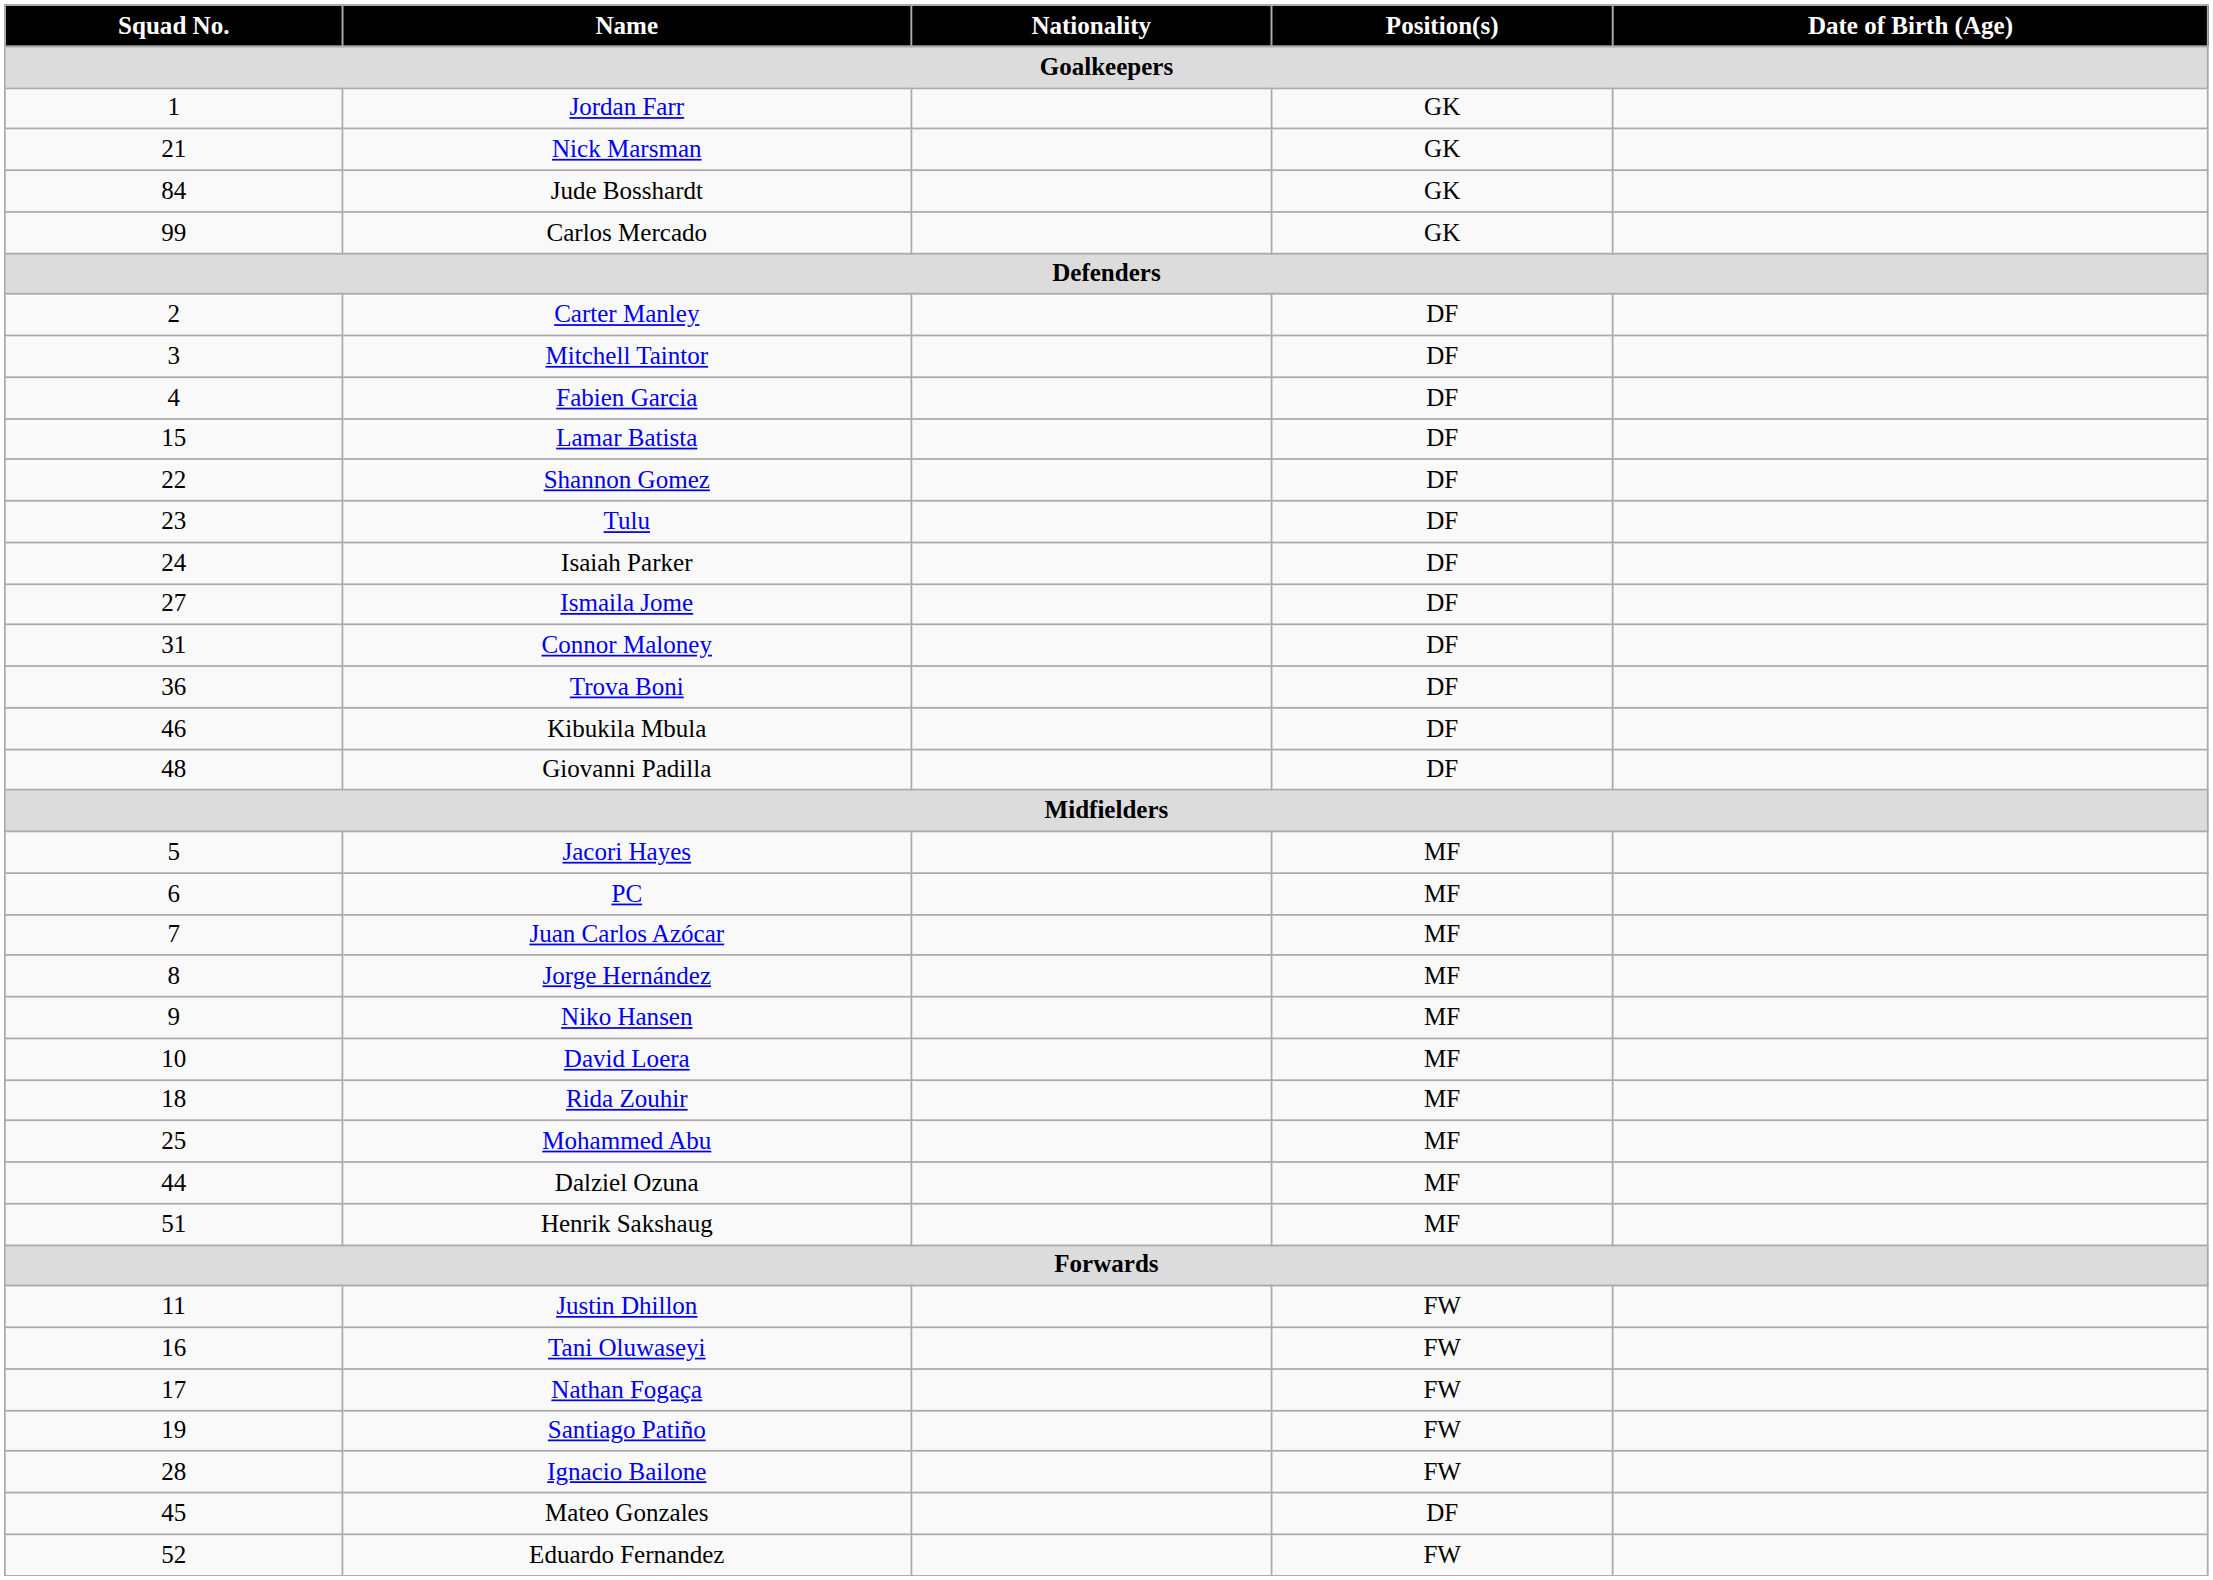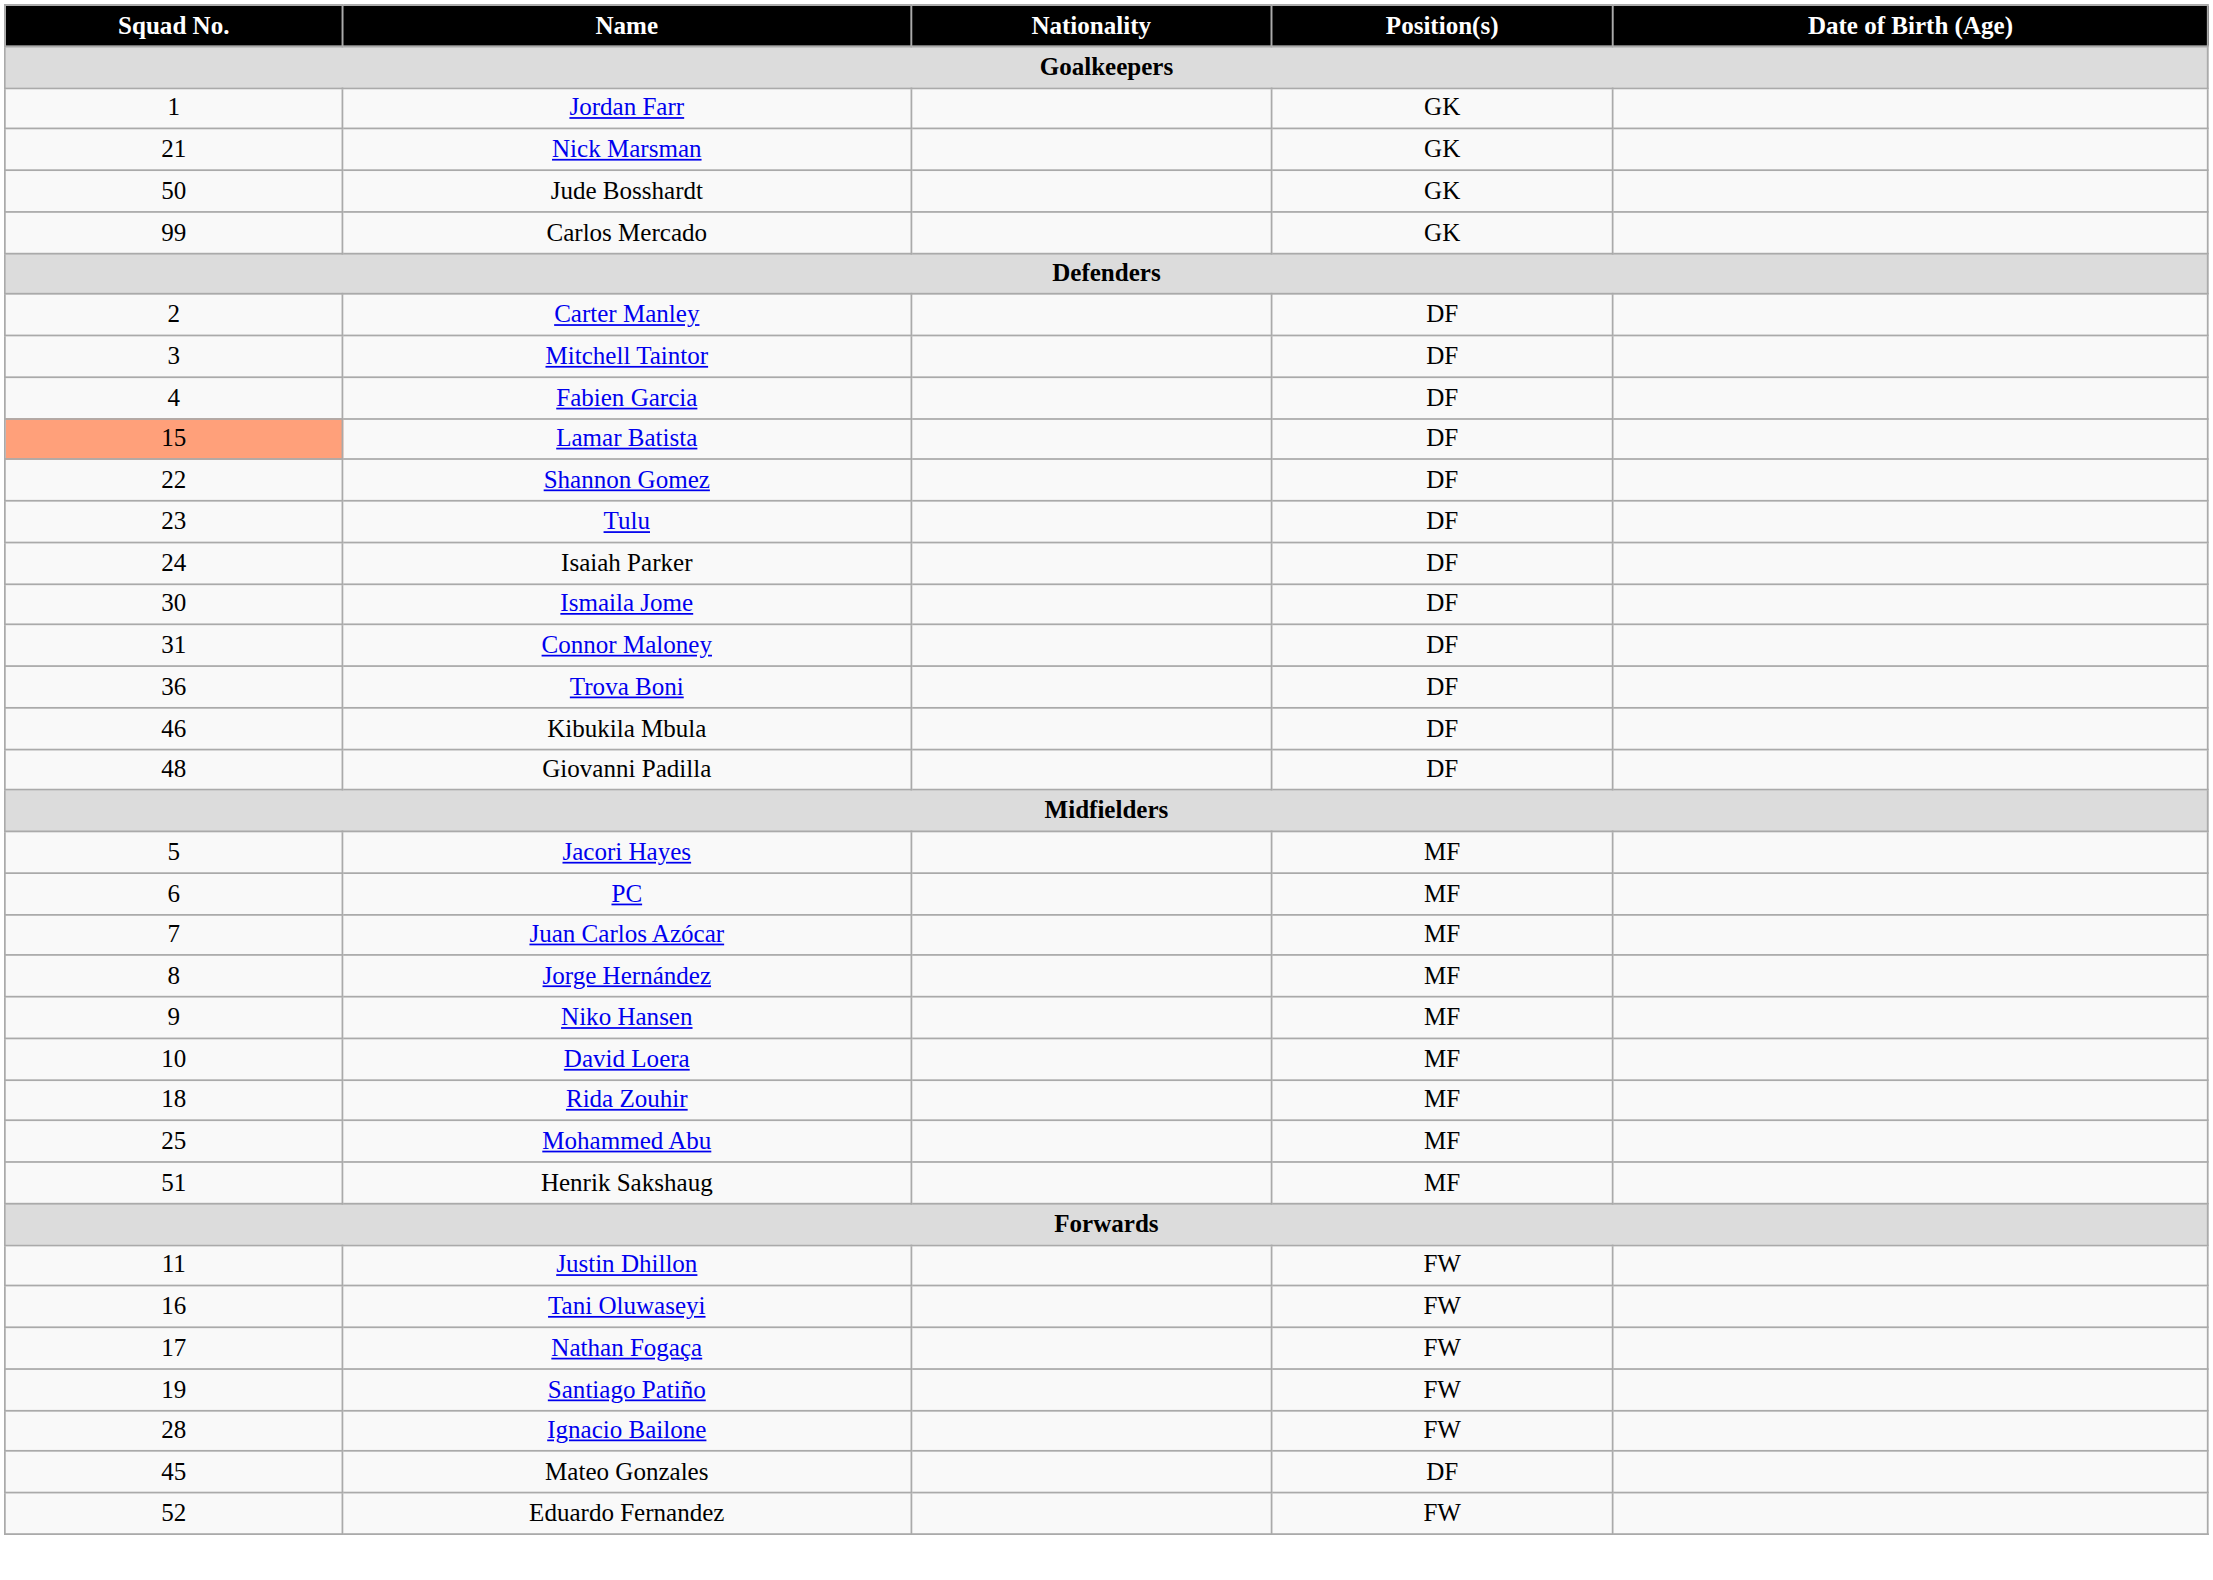(174, 190) 84 -> (174, 190) 50
(174, 438) no background -> (174, 438) lightsalmon background
(174, 604) 27 -> (174, 604) 30
- row: (627, 1182)
